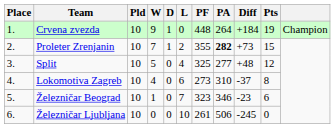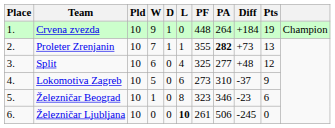(182, 47) 2 -> (182, 47) 1
(269, 47) 15 -> (269, 47) 13
(153, 64) 5 -> (153, 64) 6
(153, 81) 4 -> (153, 81) 5
(266, 81) 8 -> (266, 81) 9
(182, 98) 7 -> (182, 98) 8
(184, 115) normal -> (184, 115) bold
